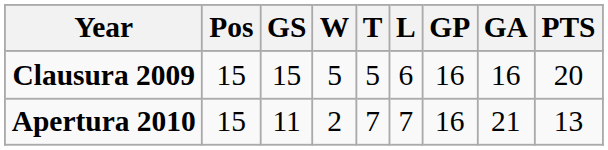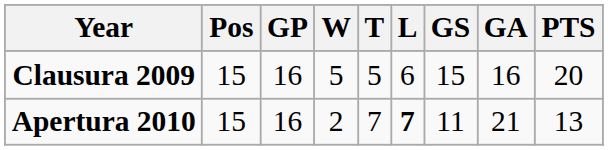columns swapped: (450, 27) <-> (287, 27)
(406, 121) normal -> (407, 121) bold
